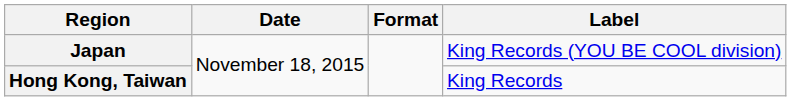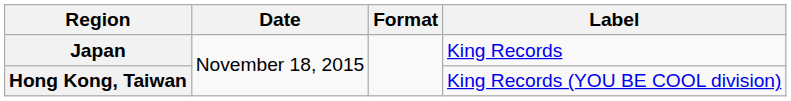(614, 50) King Records (YOU BE COOL division) -> (505, 50) King Records
(505, 80) King Records -> (614, 80) King Records (YOU BE COOL division)
